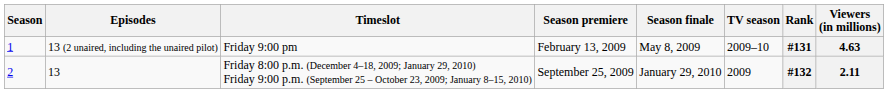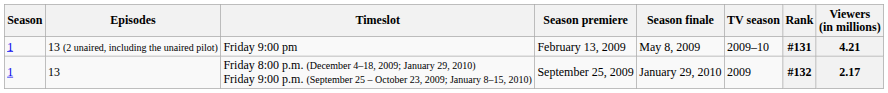(850, 46) 4.63 -> (850, 46) 4.21
(10, 72) 2 -> (10, 72) 1
(850, 72) 2.11 -> (850, 72) 2.17
